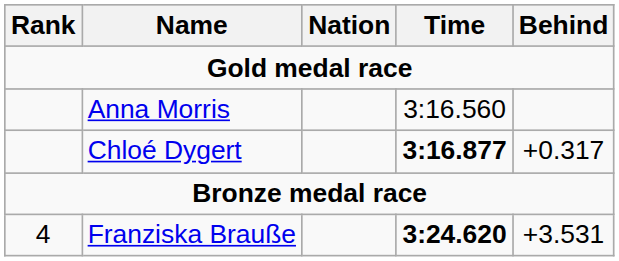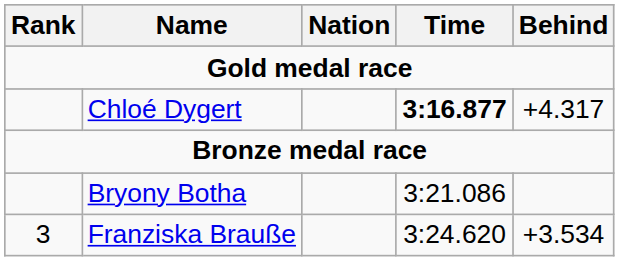- row: (159, 109)
(564, 151) +0.317 -> (564, 109) +4.317
+ row: (167, 192)
(43, 234) 4 -> (43, 234) 3
(455, 234) bold -> (455, 234) normal
(564, 234) +3.531 -> (564, 234) +3.534
